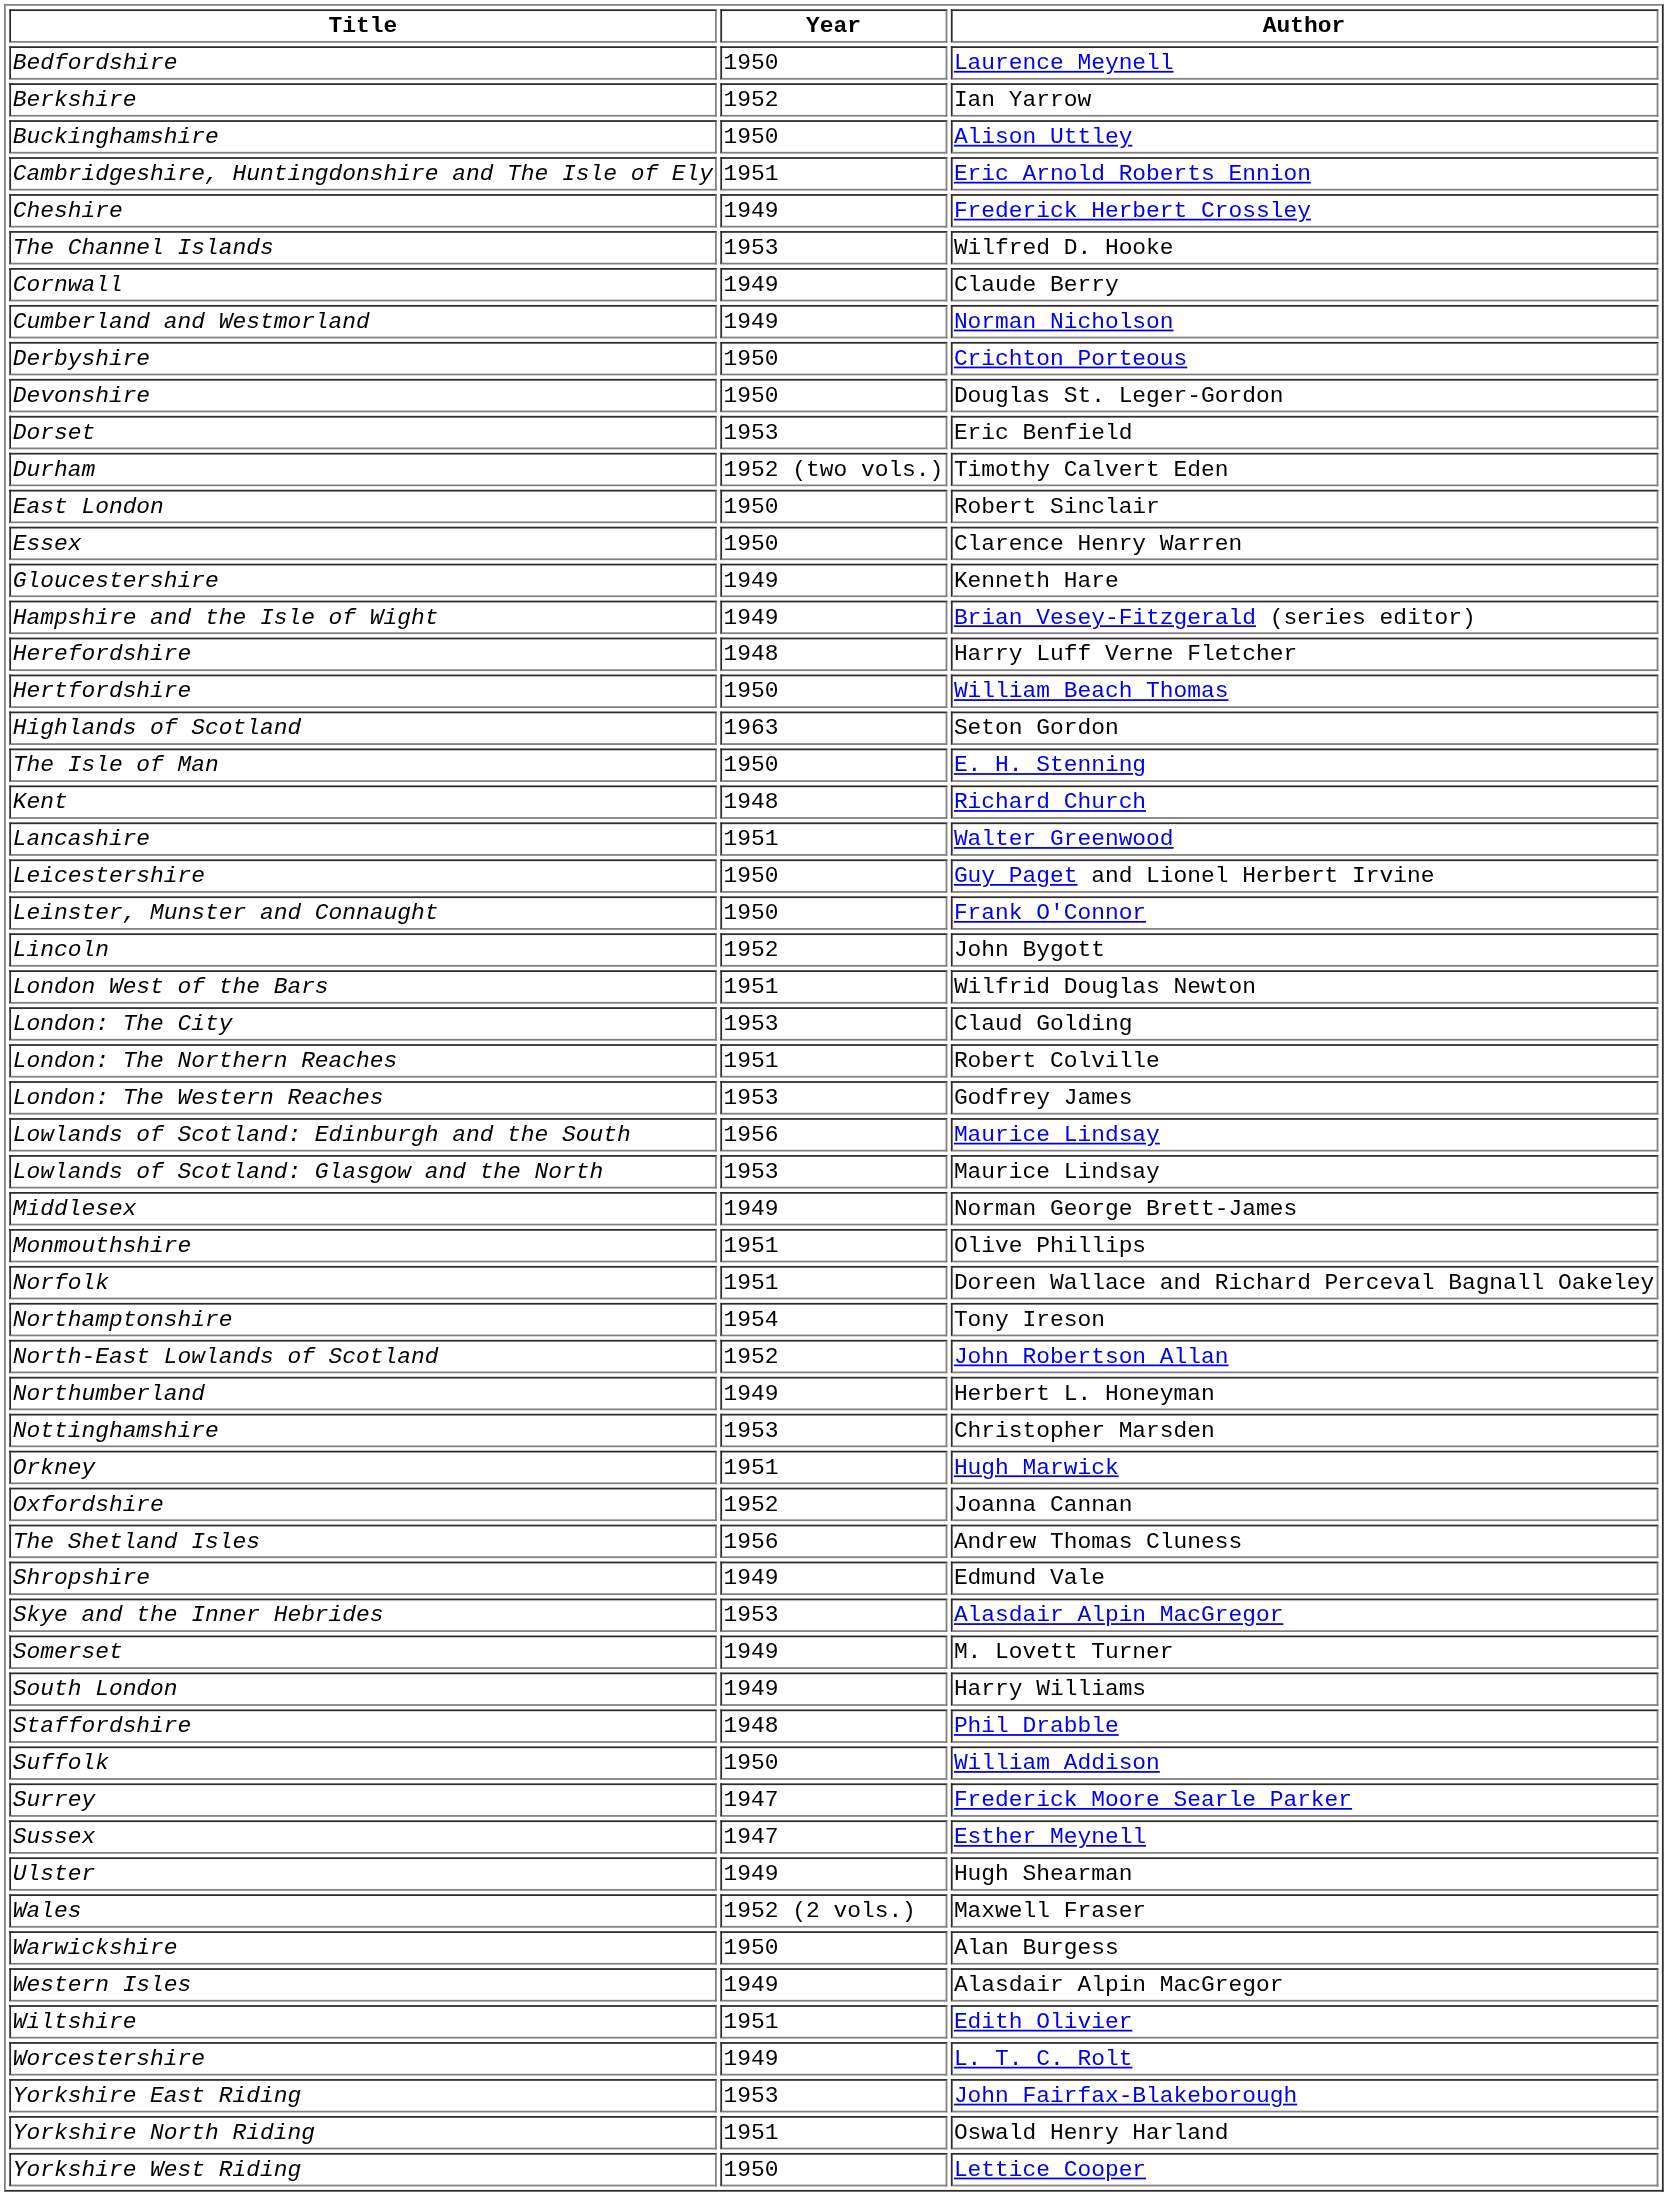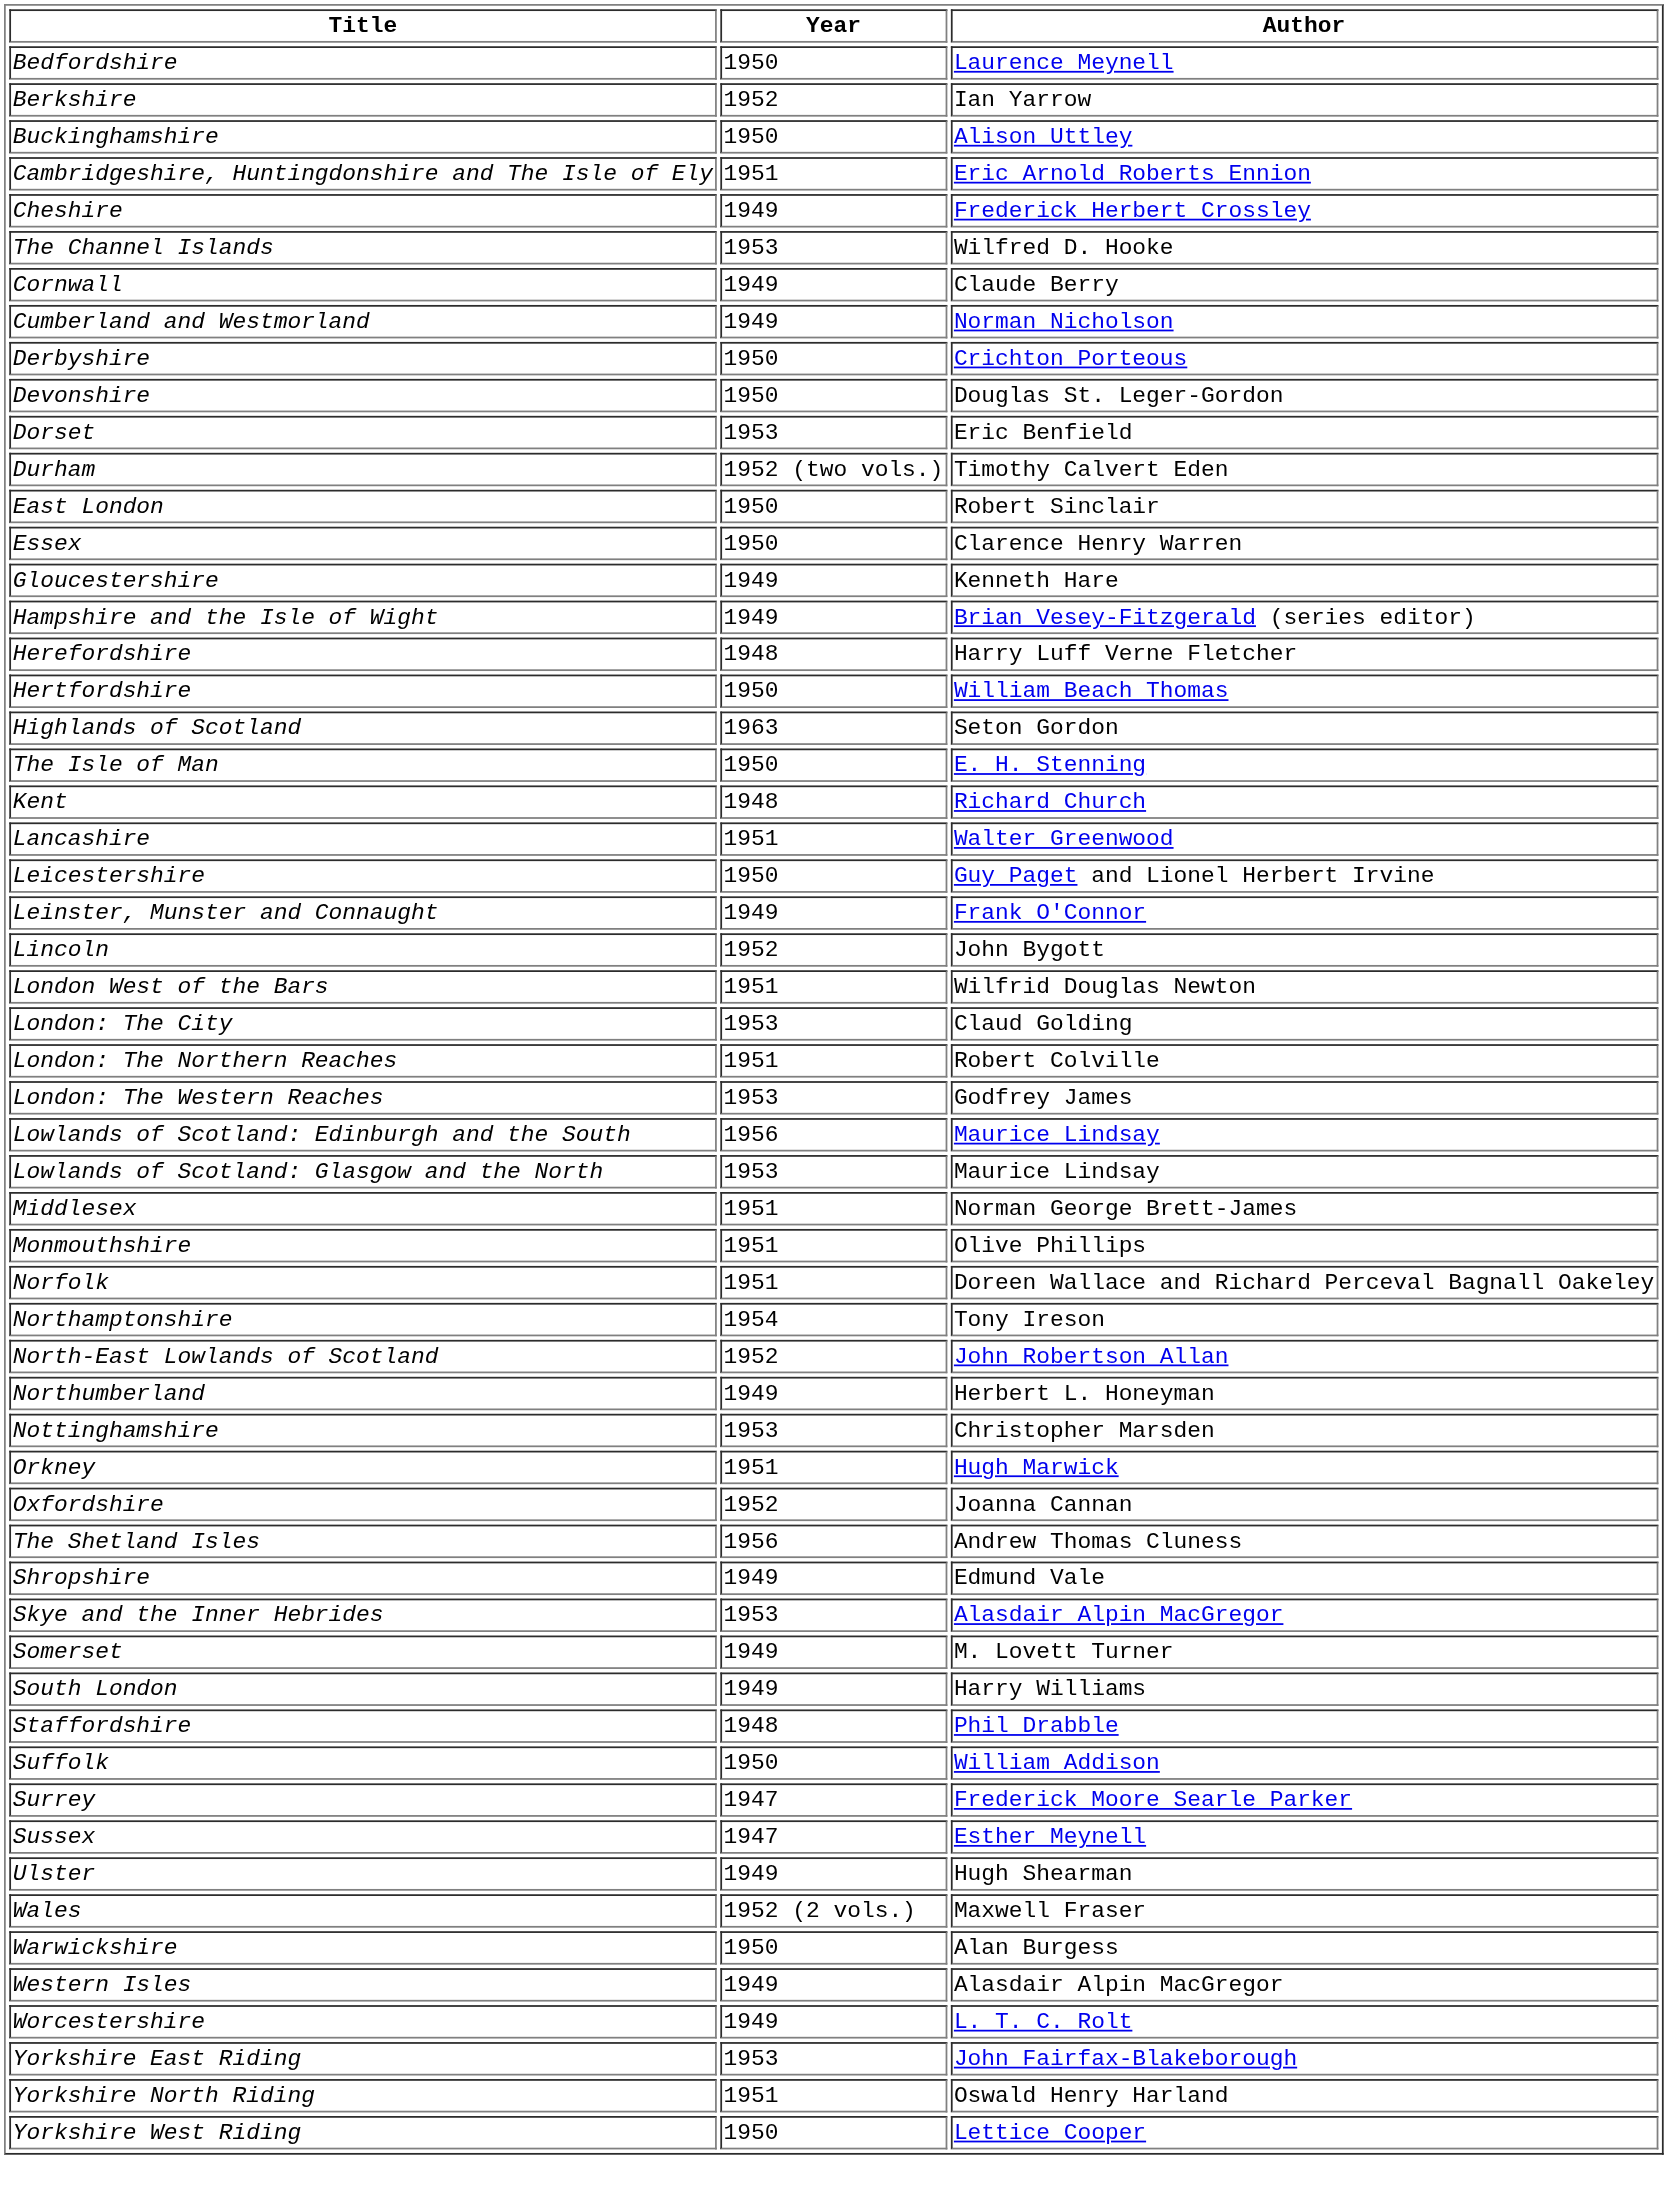(751, 913) 1950 -> (751, 913) 1949
(751, 1209) 1949 -> (751, 1209) 1951
- row: (75, 2022)
